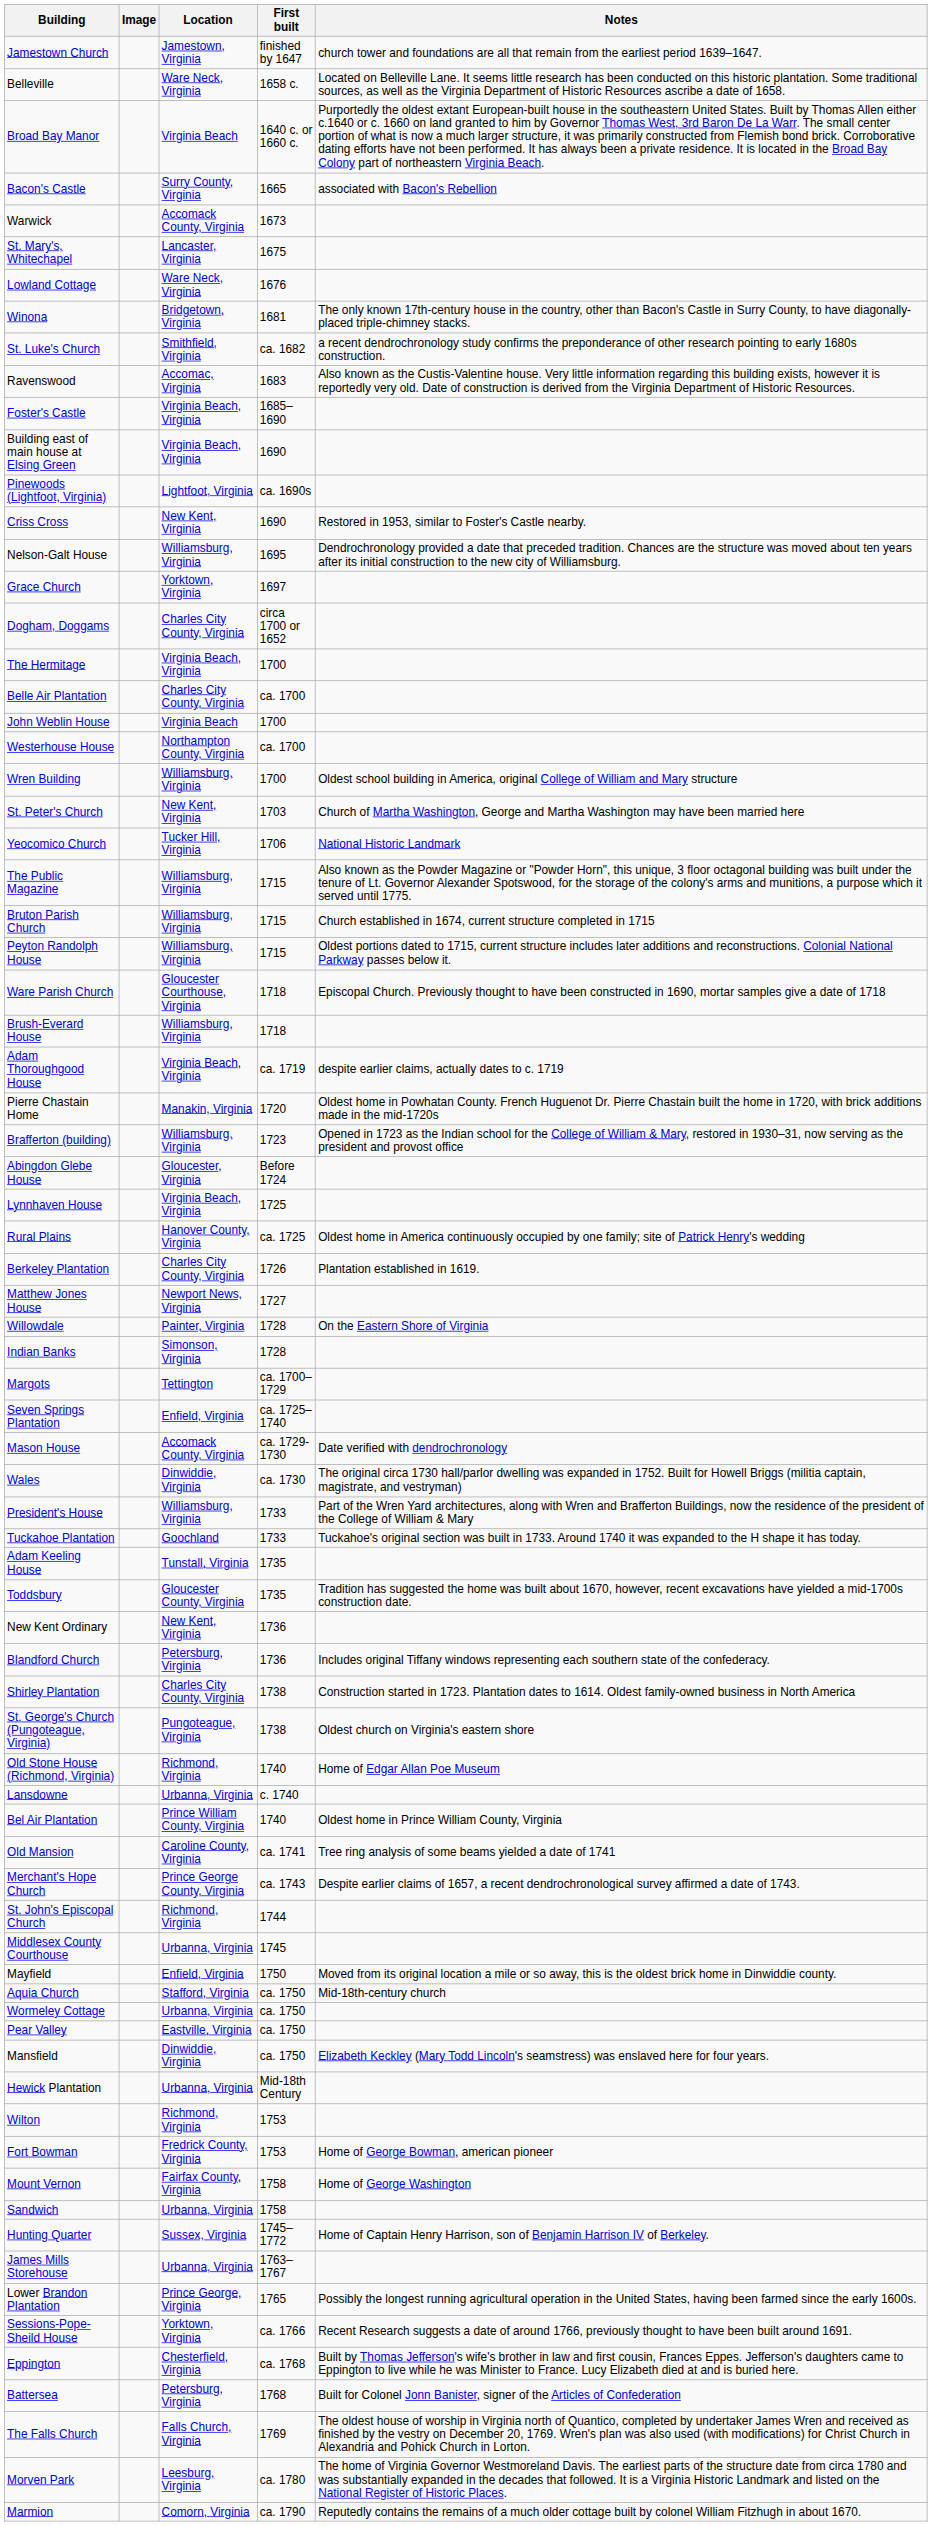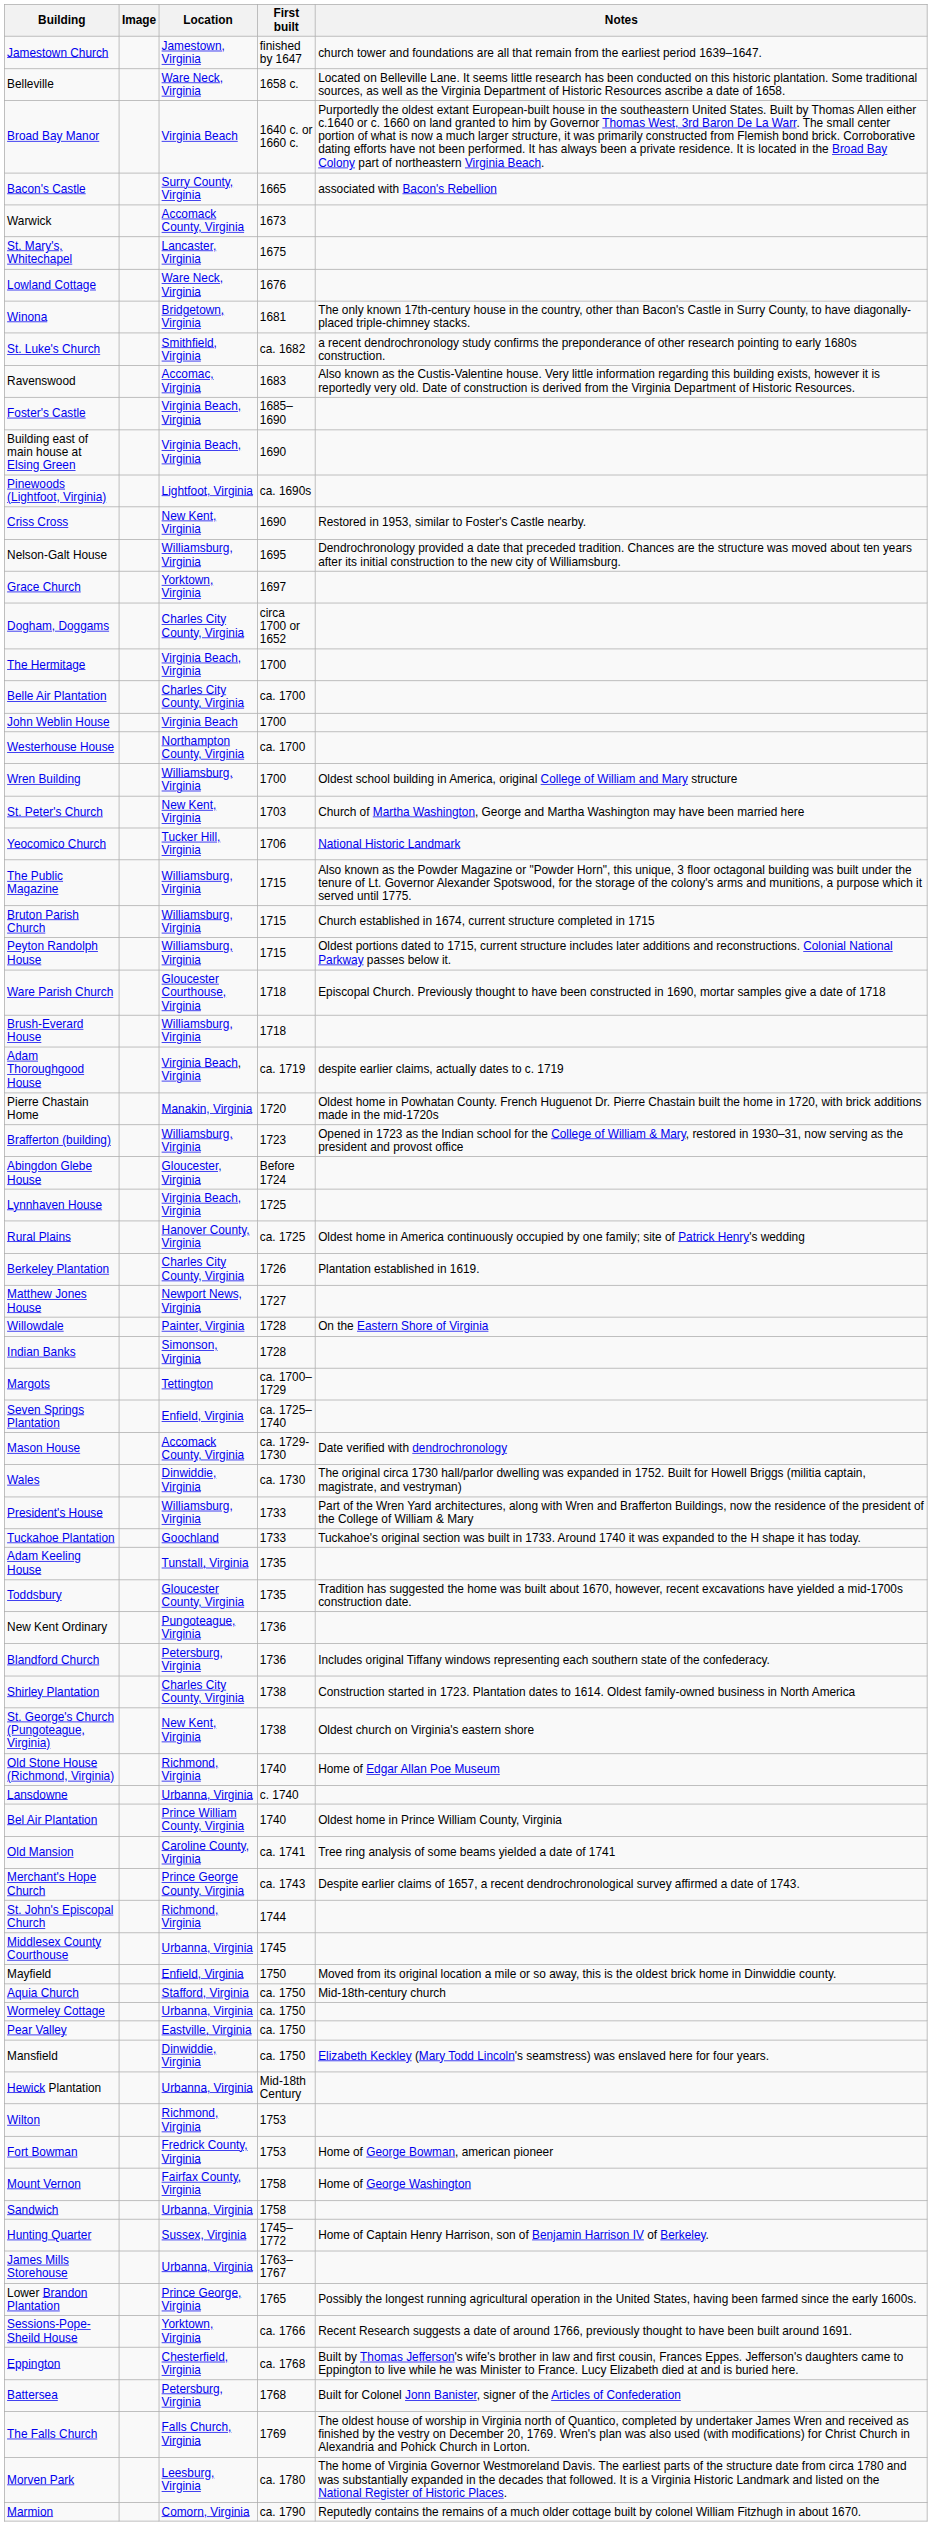(189, 1627) New Kent, Virginia -> (198, 1627) Pungoteague, Virginia
(198, 1730) Pungoteague, Virginia -> (189, 1730) New Kent, Virginia
